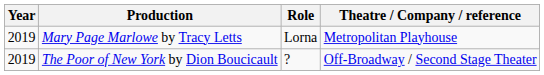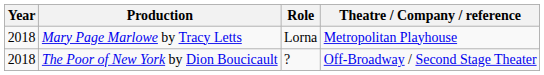(22, 37) 2019 -> (22, 37) 2018
(22, 59) 2019 -> (22, 59) 2018
